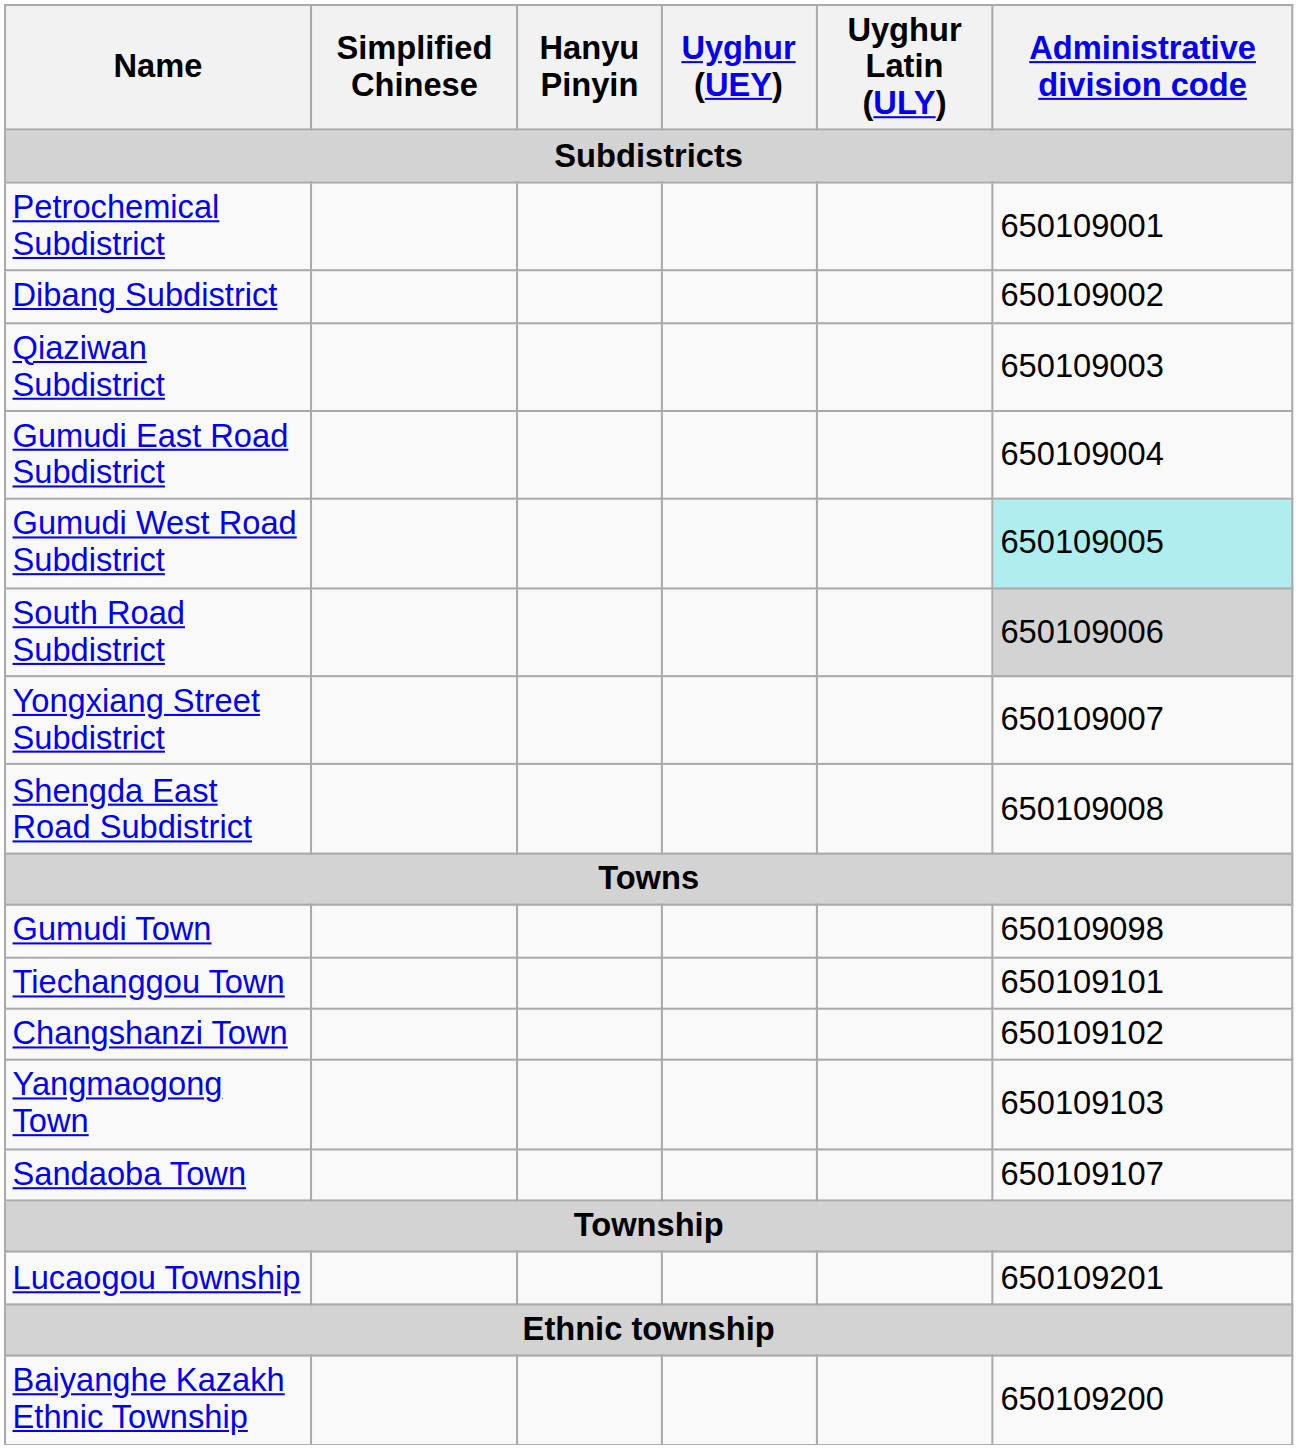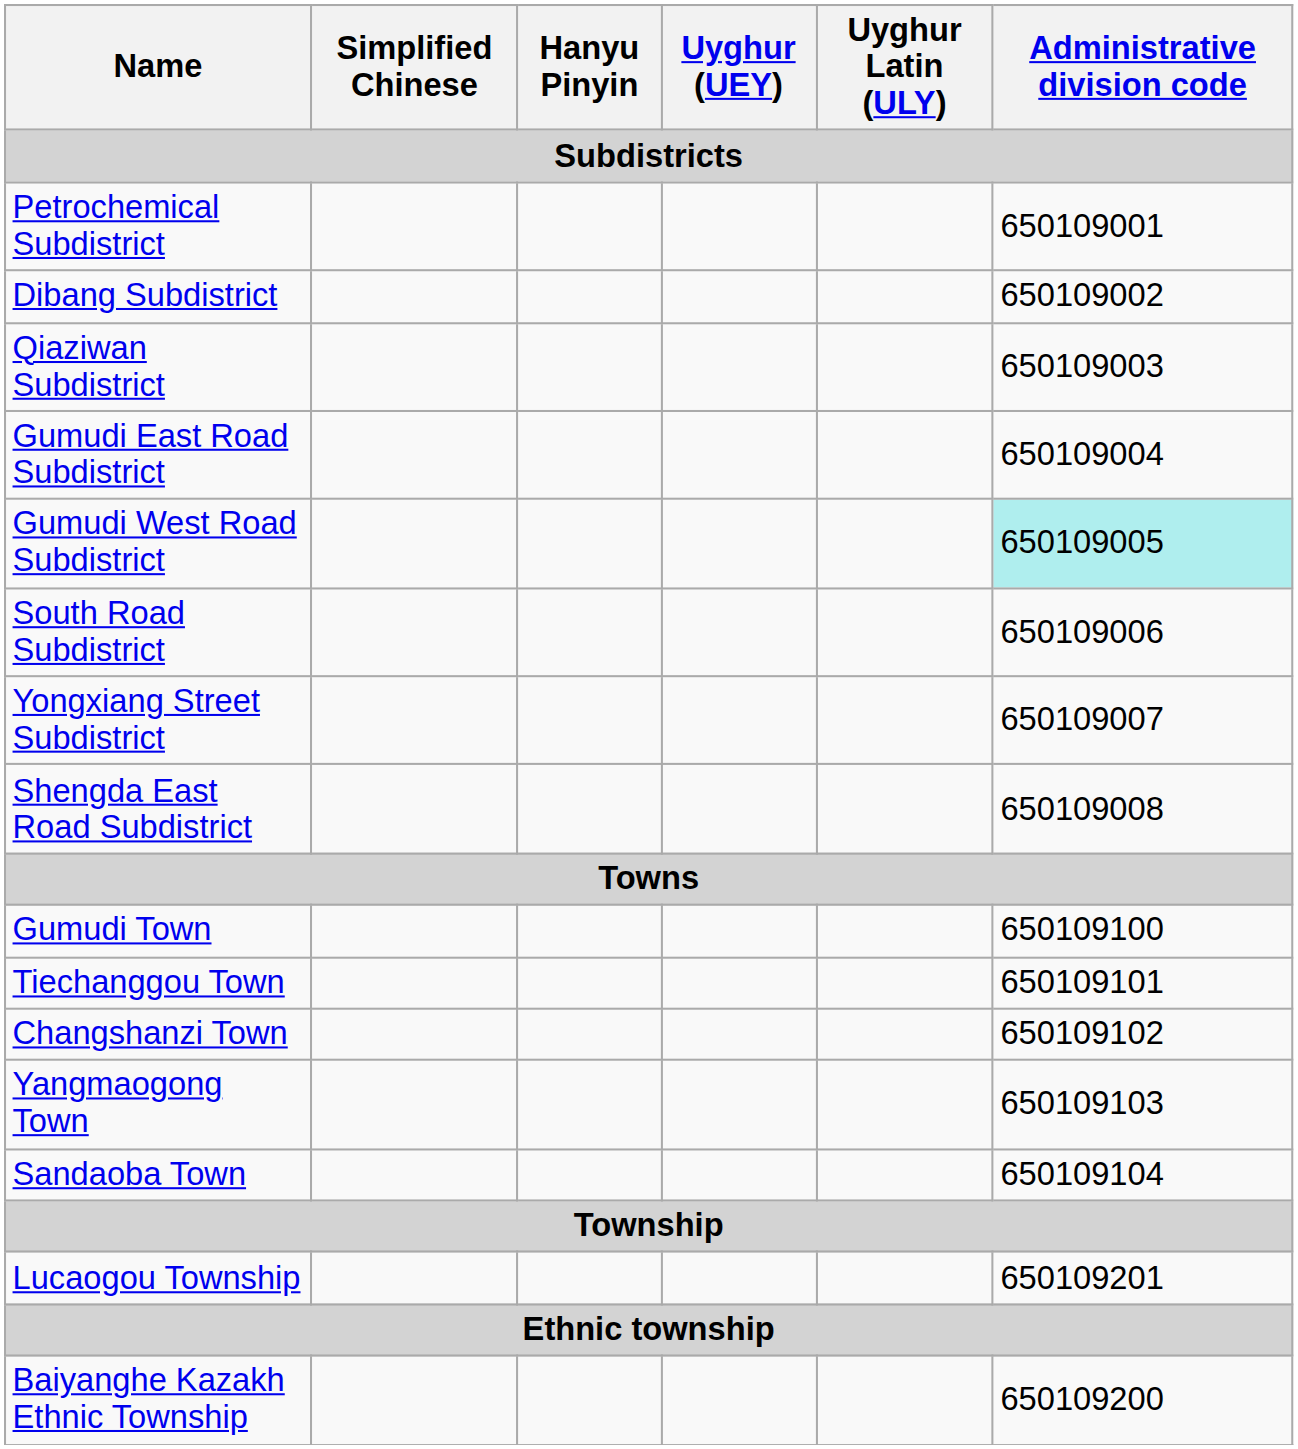(1082, 631) lightgrey background -> (1082, 631) no background
(1082, 930) 650109098 -> (1082, 930) 650109100
(1082, 1174) 650109107 -> (1082, 1174) 650109104
